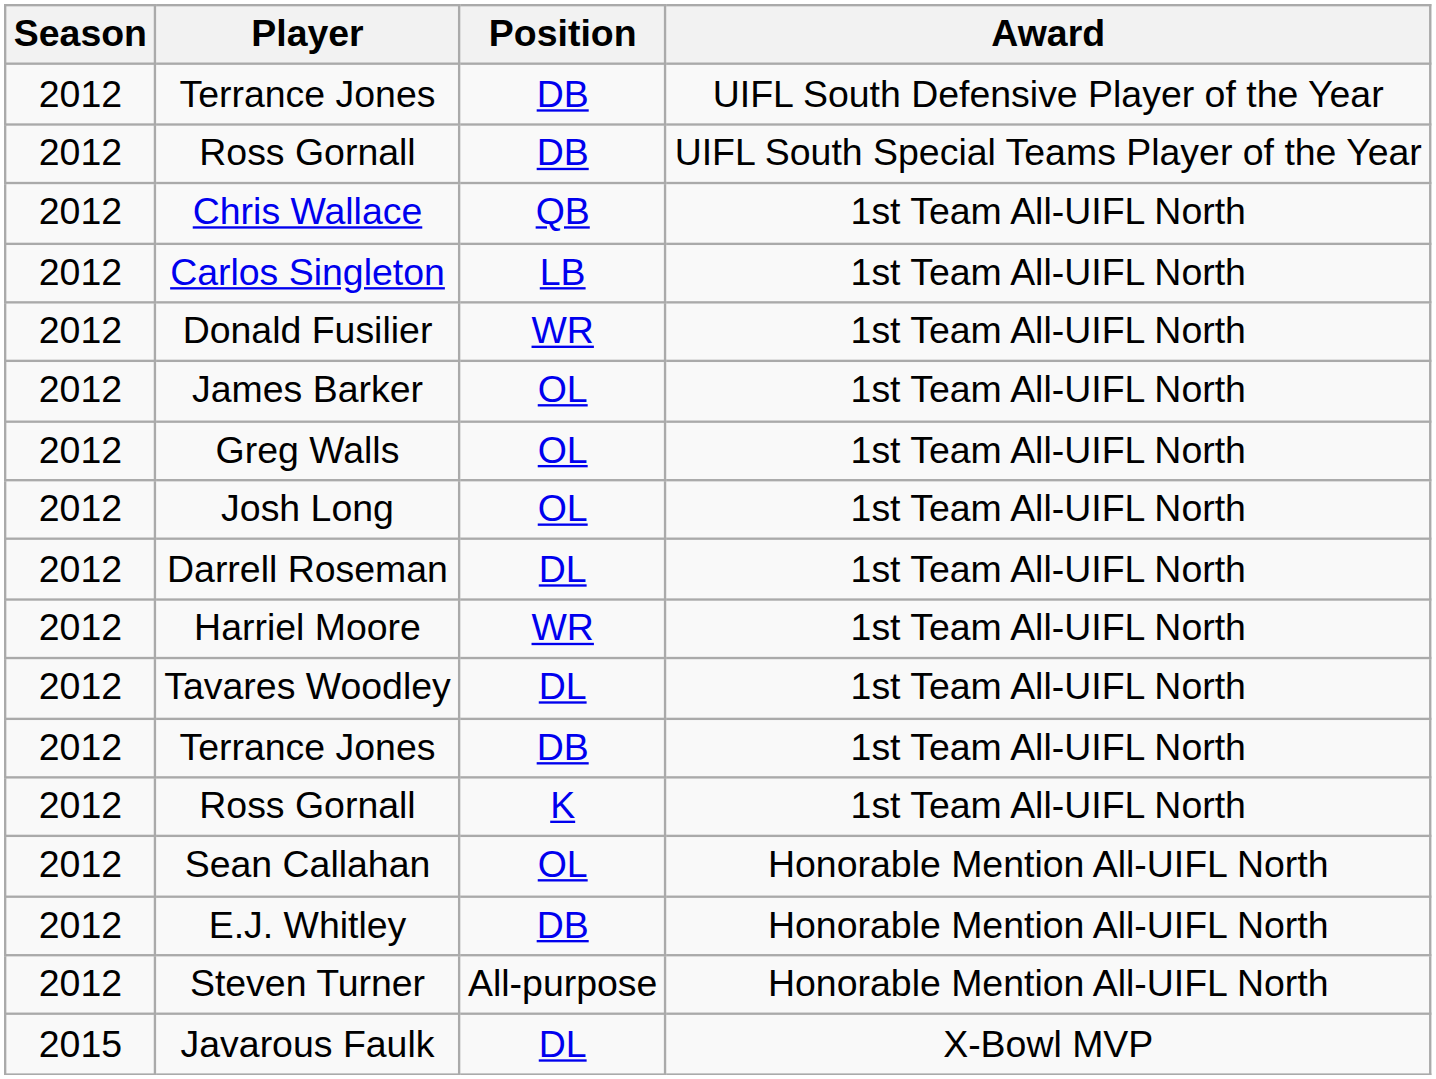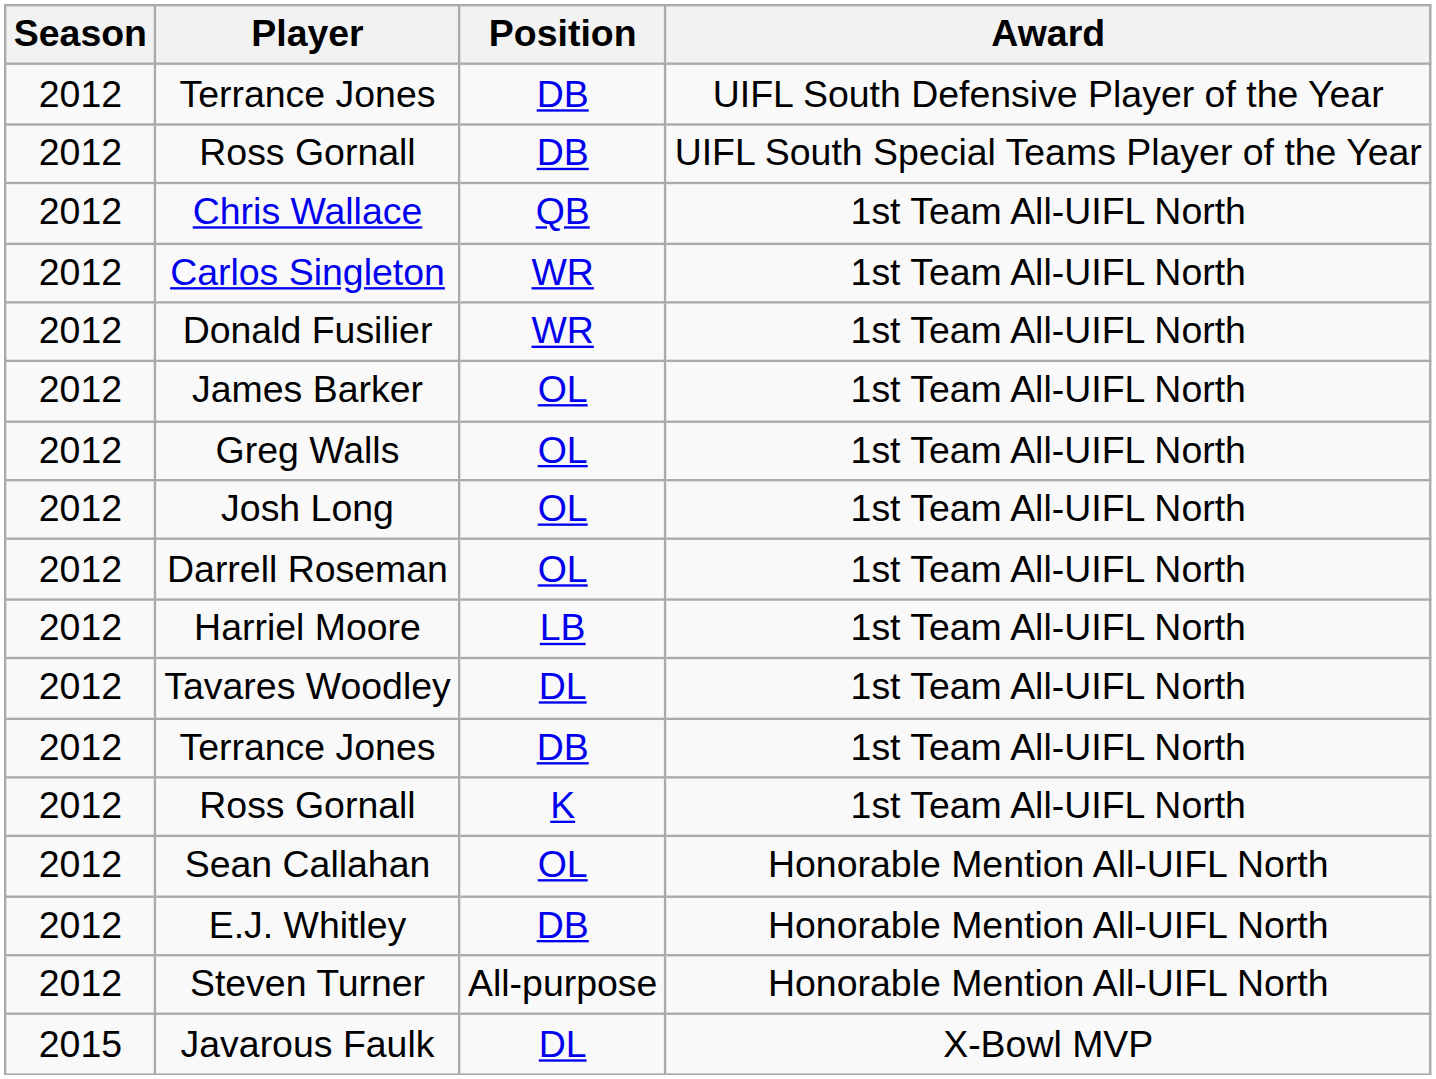(563, 271) LB -> (563, 271) WR
(563, 568) DL -> (563, 568) OL
(563, 627) WR -> (563, 627) LB
